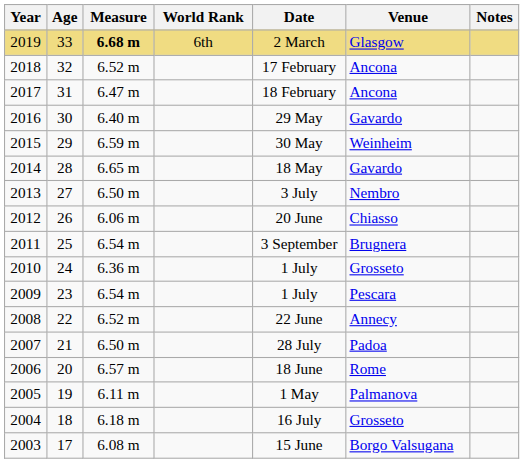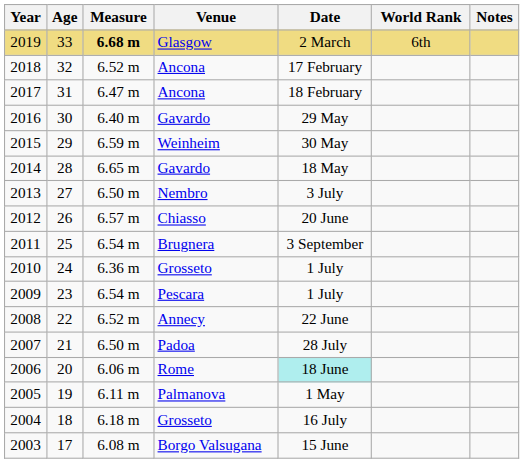columns swapped: (408, 17) <-> (203, 17)
(118, 218) 6.06 m -> (118, 218) 6.57 m
(118, 369) 6.57 m -> (118, 369) 6.06 m
(299, 369) no background -> (325, 369) paleturquoise background
